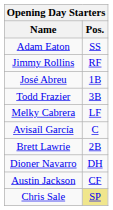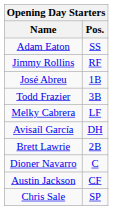(95, 130) C -> (95, 130) DH
(95, 163) DH -> (95, 163) C
(95, 197) khaki background -> (95, 197) no background
